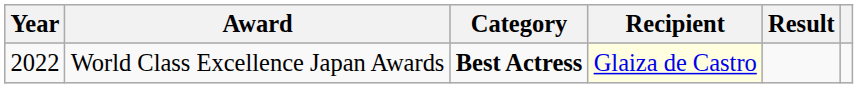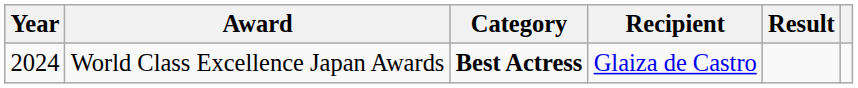(35, 62) 2022 -> (35, 62) 2024
(675, 62) lightyellow background -> (675, 62) no background
